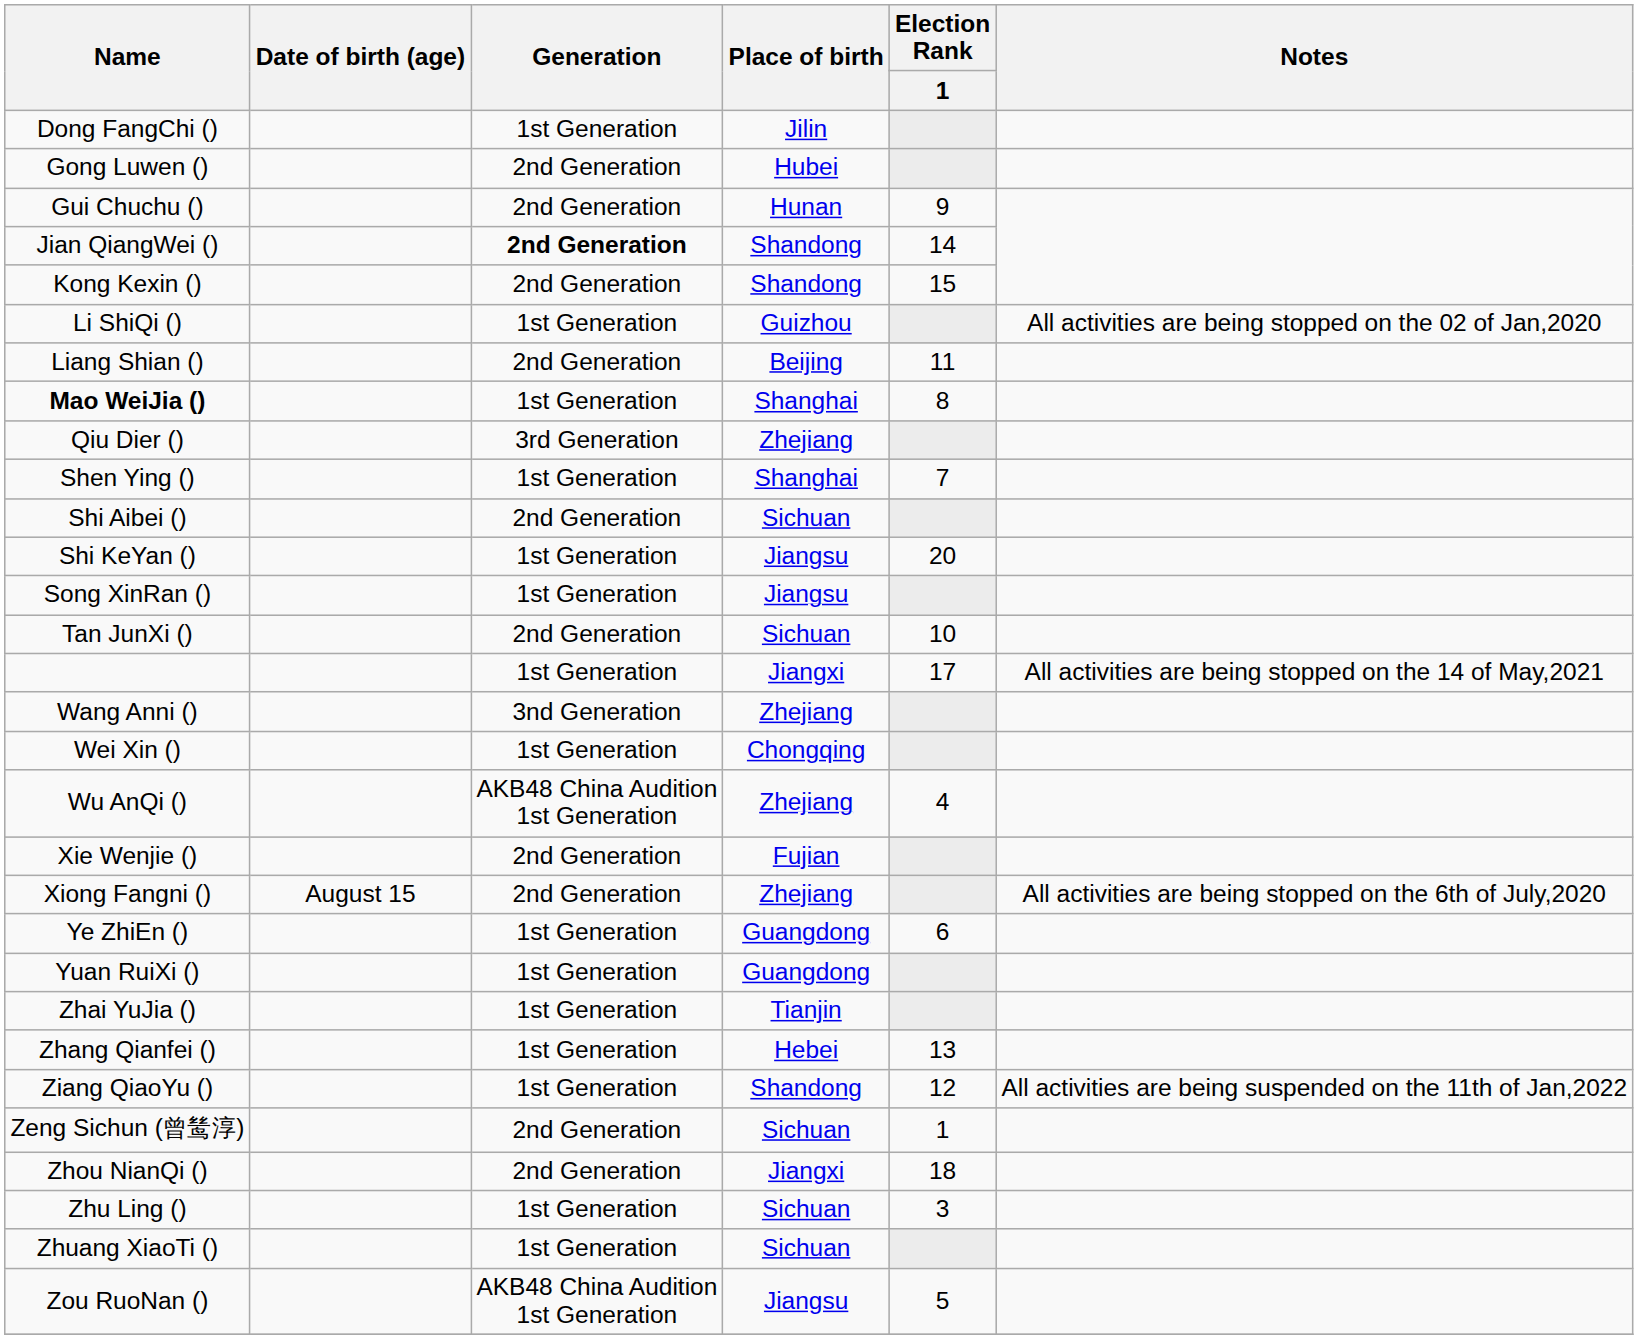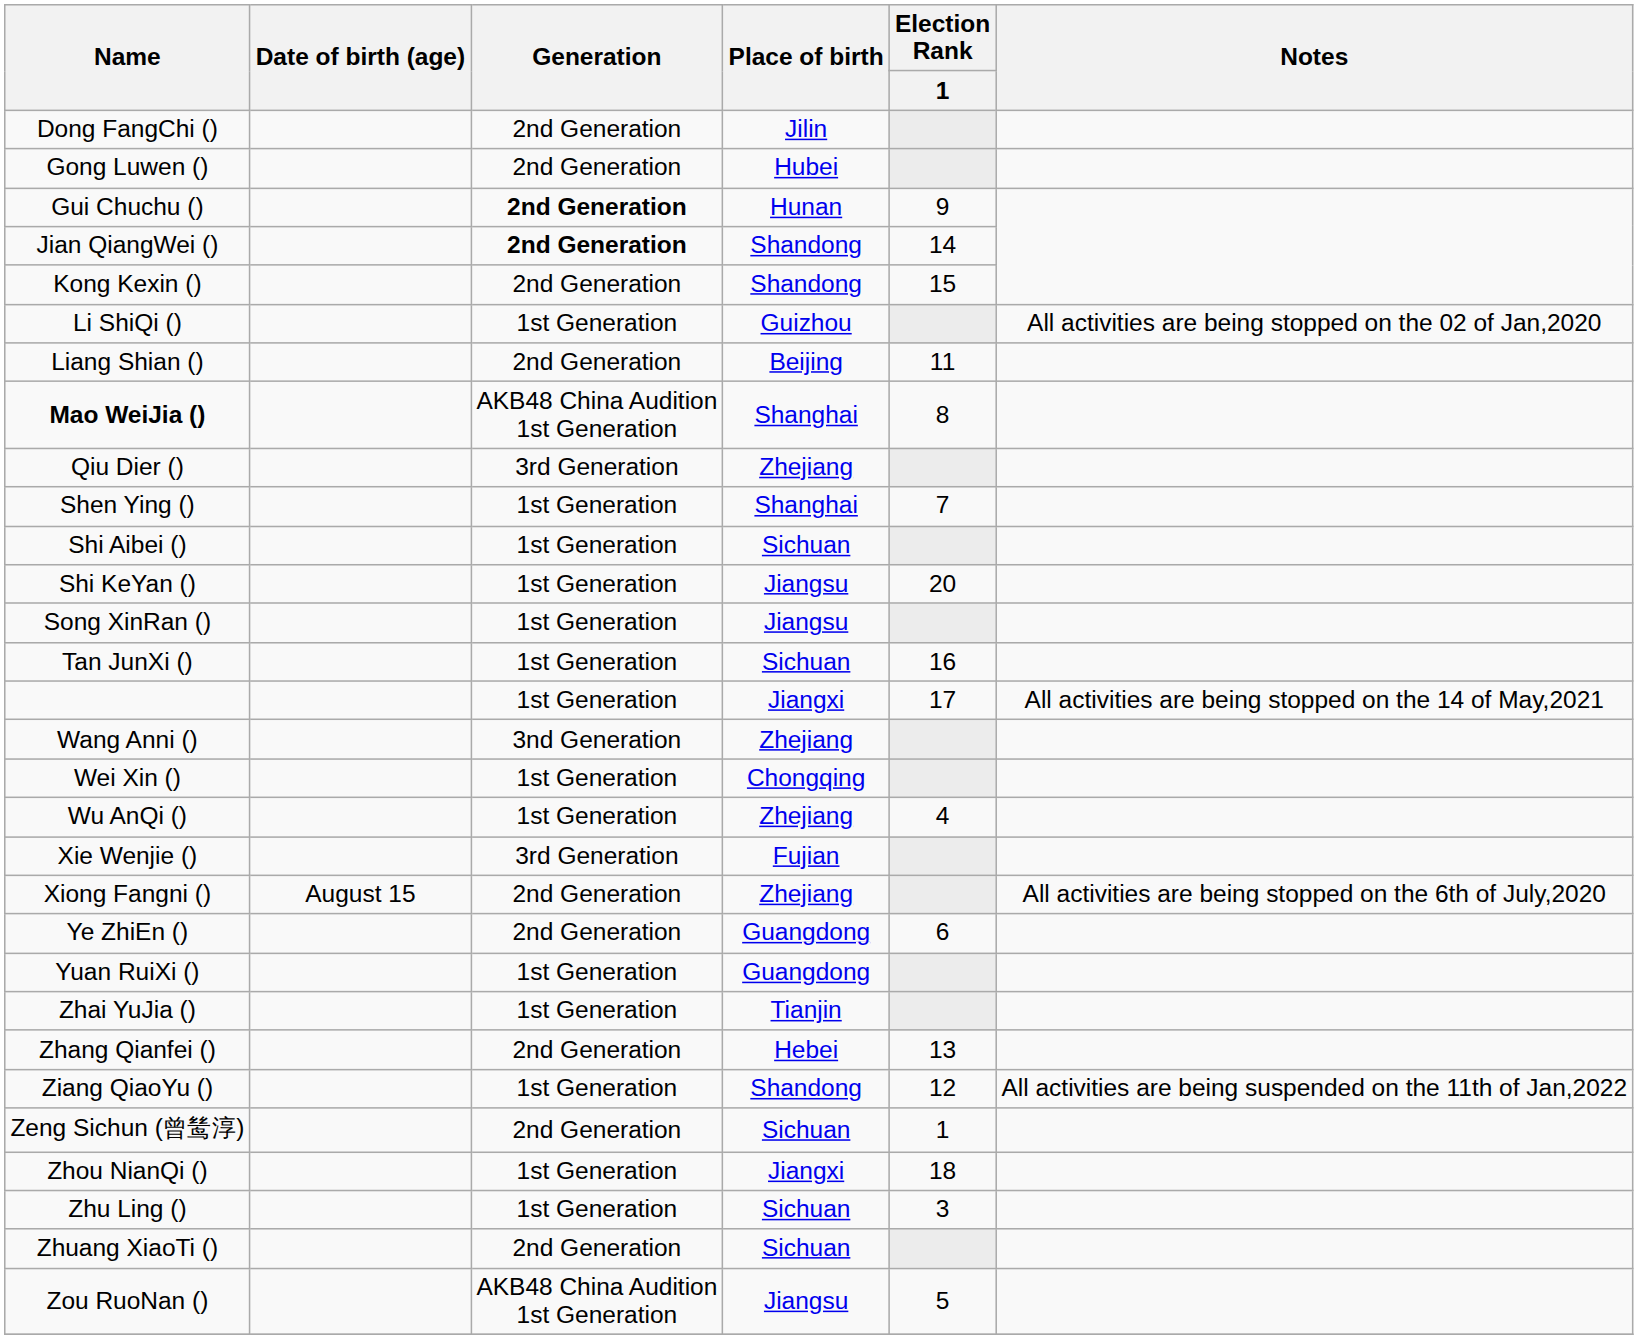(597, 129) 1st Generation -> (597, 129) 2nd Generation
(597, 206) normal -> (597, 206) bold
(597, 400) 1st Generation -> (597, 414) AKB48 China Audition 1st Generation
(597, 517) 2nd Generation -> (597, 544) 1st Generation
(597, 633) 2nd Generation -> (597, 661) 1st Generation
(943, 633) 10 -> (943, 661) 16
(597, 802) AKB48 China Audition 1st Generation -> (597, 816) 1st Generation
(597, 855) 2nd Generation -> (597, 855) 3rd Generation
(597, 933) 1st Generation -> (597, 933) 2nd Generation
(597, 1049) 1st Generation -> (597, 1049) 2nd Generation
(597, 1170) 2nd Generation -> (597, 1170) 1st Generation
(597, 1248) 1st Generation -> (597, 1248) 2nd Generation
